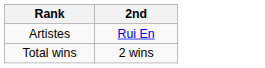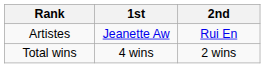+ column: (136, 14)
